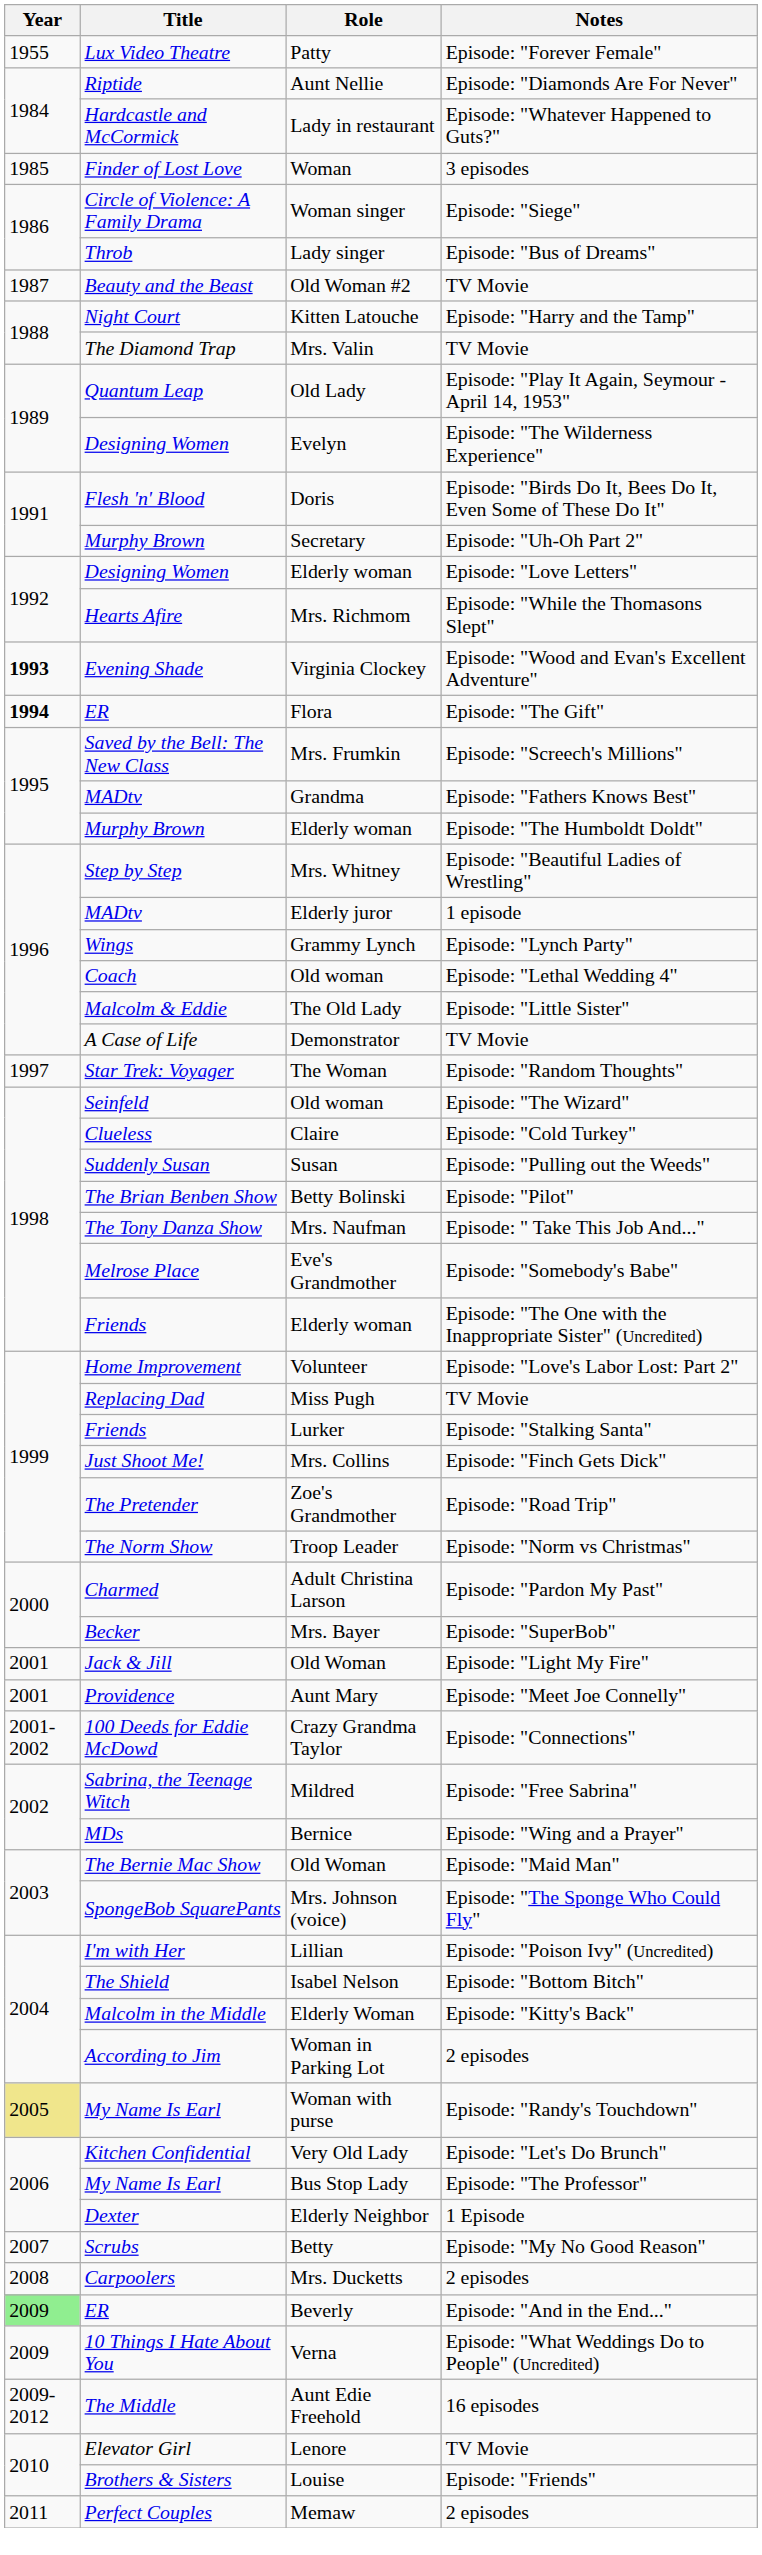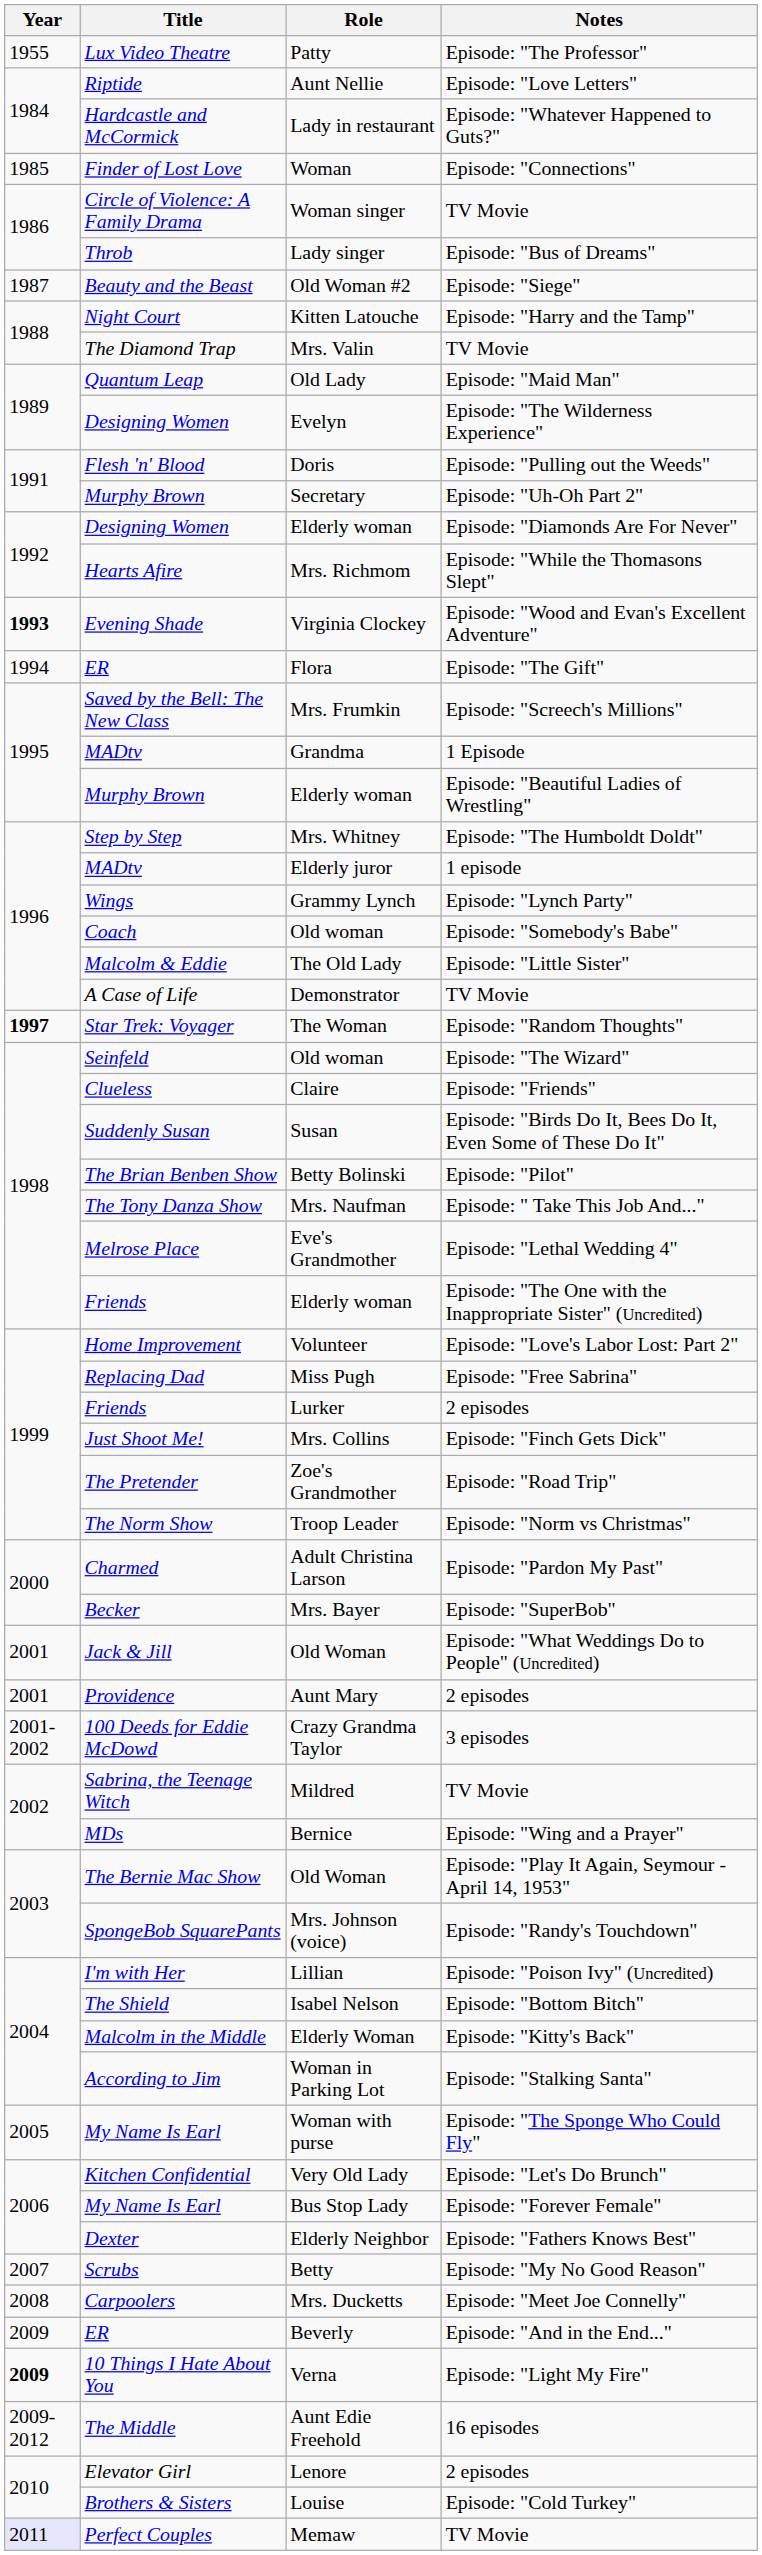(554, 51) Episode: "Forever Female" -> (546, 51) Episode: "The Professor"
(592, 83) Episode: "Diamonds Are For Never" -> (541, 83) Episode: "Love Letters"
(487, 168) 3 episodes -> (541, 168) Episode: "Connections"
(513, 211) Episode: "Siege" -> (487, 211) TV Movie
(487, 285) TV Movie -> (513, 285) Episode: "Siege"
(586, 390) Episode: "Play It Again, Seymour - April 14, 1953" -> (533, 379) Episode: "Maid Man"
(581, 498) Episode: "Birds Do It, Bees Do It, Even Some of These Do It" -> (578, 464) Episode: "Pulling out the Weeds"
(541, 572) Episode: "Love Letters" -> (592, 527) Episode: "Diamonds Are For Never"
(29, 711) bold -> (29, 666) normal
(571, 796) Episode: "Fathers Knows Best" -> (485, 751) 1 Episode
(574, 828) Episode: "The Humboldt Doldt" -> (564, 794) Episode: "Beautiful Ladies of Wrestling"
(564, 870) Episode: "Beautiful Ladies of Wrestling" -> (574, 837) Episode: "The Humboldt Doldt"
(562, 976) Episode: "Lethal Wedding 4" -> (562, 931) Episode: "Somebody's Babe"
(29, 1070) normal -> (29, 1026) bold
(541, 1133) Episode: "Cold Turkey" -> (521, 1088) Episode: "Friends"
(578, 1165) Episode: "Pulling out the Weeds" -> (581, 1131) Episode: "Birds Do It, Bees Do It, Even Some of These Do It"
(562, 1270) Episode: "Somebody's Babe" -> (562, 1248) Episode: "Lethal Wedding 4"
(487, 1398) TV Movie -> (541, 1376) Episode: "Free Sabrina"
(549, 1429) Episode: "Stalking Santa" -> (487, 1407) 2 episodes
(547, 1663) Episode: "Light My Fire" -> (575, 1652) Episode: "What Weddings Do to People" (Uncredited)
(566, 1694) Episode: "Meet Joe Connelly" -> (487, 1694) 2 episodes
(541, 1737) Episode: "Connections" -> (487, 1737) 3 episodes
(541, 1791) Episode: "Free Sabrina" -> (487, 1791) TV Movie
(533, 1865) Episode: "Maid Man" -> (586, 1876) Episode: "Play It Again, Seymour - April 14, 1953"
(583, 1907) Episode: "The Sponge Who Could Fly" -> (572, 1930) Episode: "Randy's Touchdown"
(487, 2056) 2 episodes -> (549, 2078) Episode: "Stalking Santa"
(29, 2109) khaki background -> (29, 2132) no background
(572, 2109) Episode: "Randy's Touchdown" -> (583, 2132) Episode: "The Sponge Who Could Fly"
(546, 2184) Episode: "The Professor" -> (554, 2206) Episode: "Forever Female"
(485, 2215) 1 Episode -> (571, 2237) Episode: "Fathers Knows Best"
(487, 2278) 2 episodes -> (566, 2300) Episode: "Meet Joe Connelly"
(29, 2309) lightgreen background -> (29, 2332) no background
(29, 2352) normal -> (29, 2374) bold
(575, 2352) Episode: "What Weddings Do to People" (Uncredited) -> (547, 2374) Episode: "Light My Fire"
(487, 2448) TV Movie -> (487, 2471) 2 episodes
(521, 2480) Episode: "Friends" -> (541, 2502) Episode: "Cold Turkey"
(29, 2511) no background -> (29, 2534) lavender background
(487, 2511) 2 episodes -> (487, 2534) TV Movie
